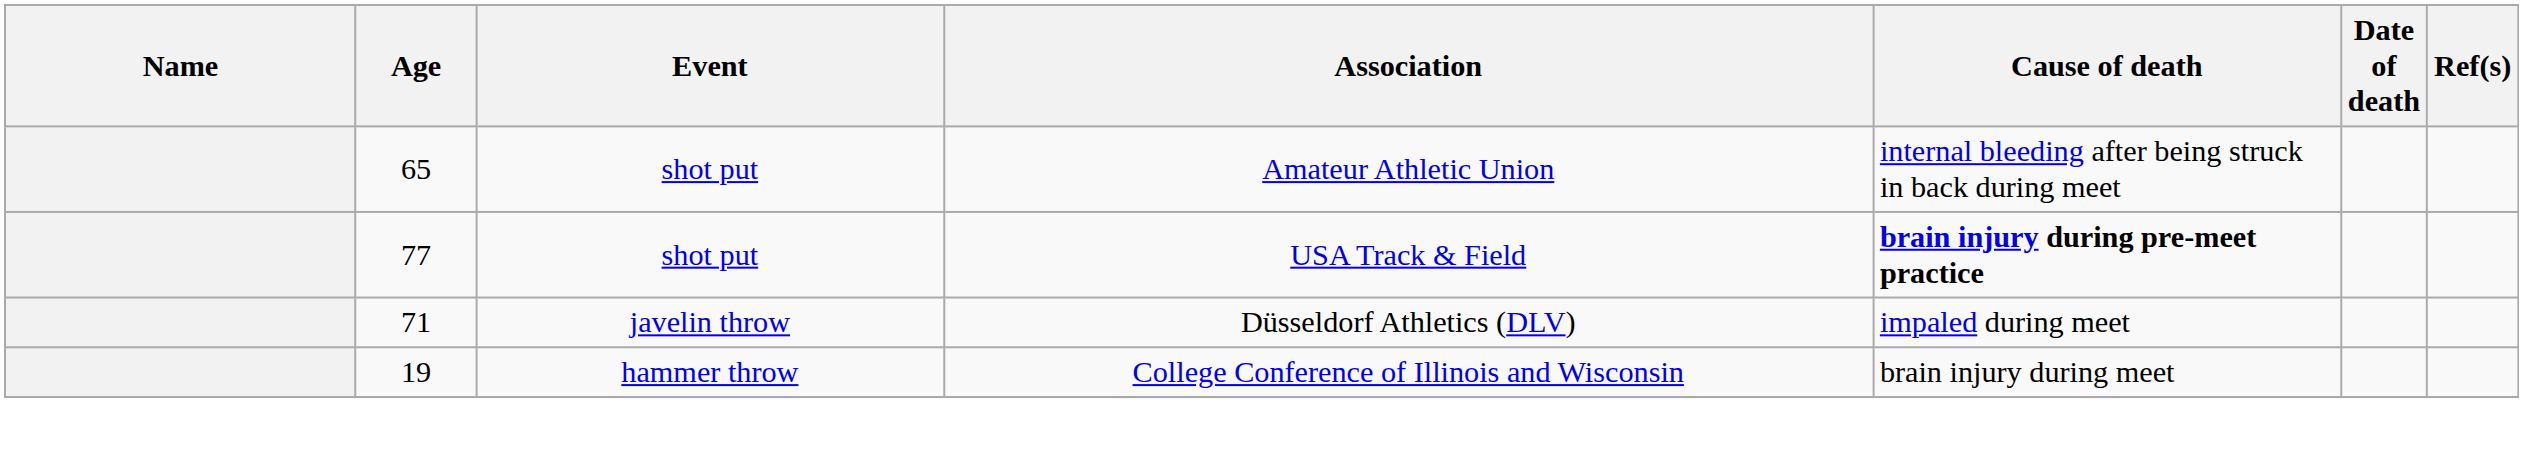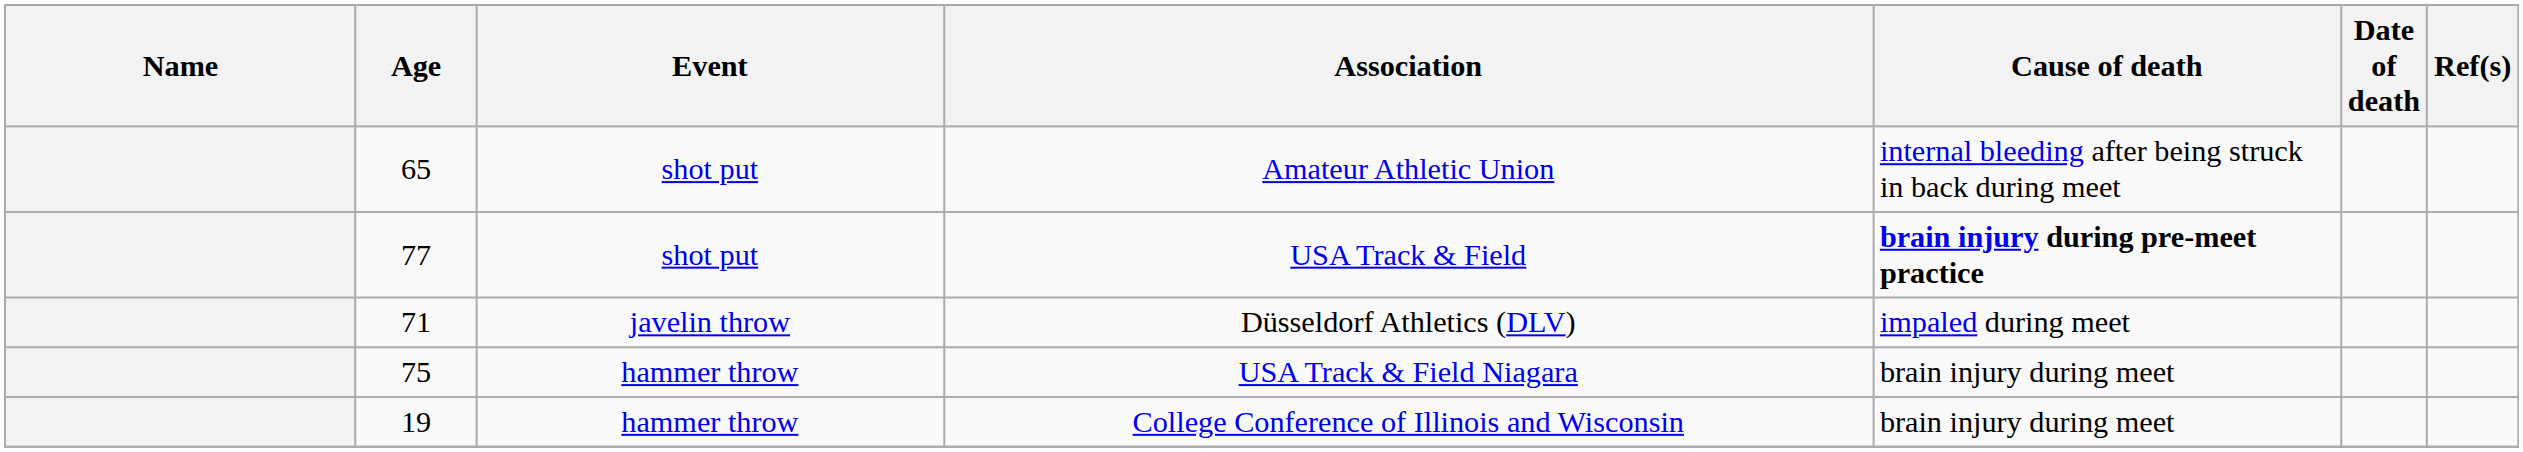+ row: (1408, 372)
